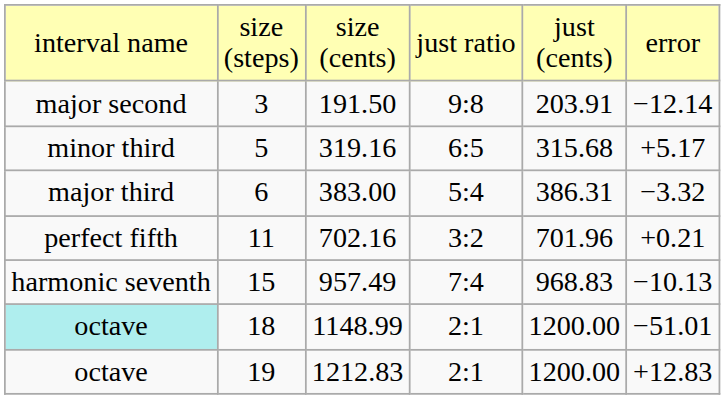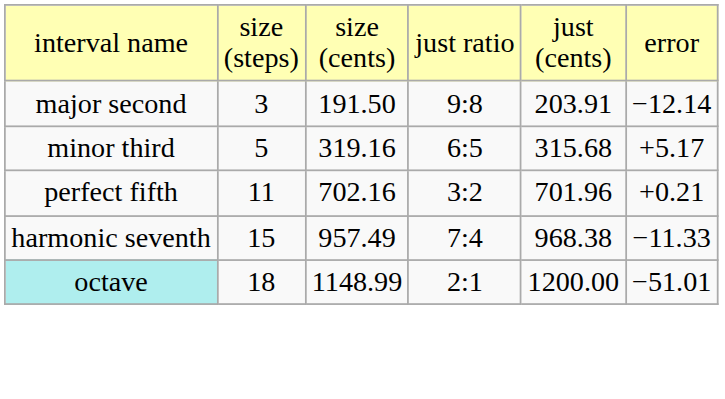- row: (261, 192)
(574, 281) 968.83 -> (573, 237) 968.38
(673, 281) −10.13 -> (672, 237) −11.33
- row: (261, 371)
